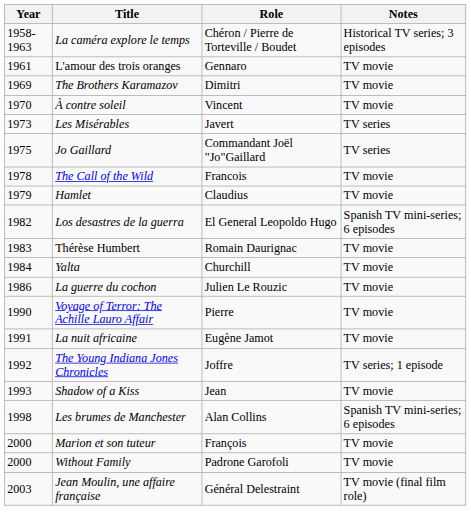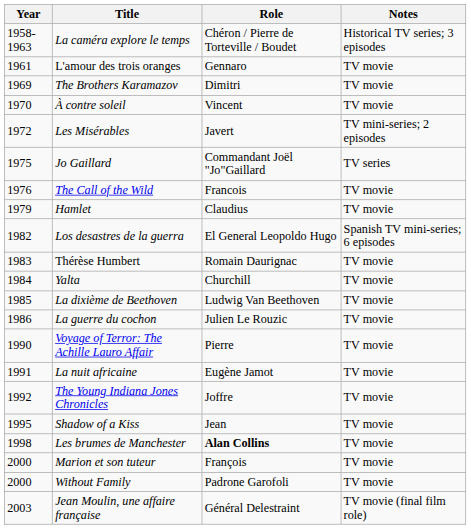(19, 124) 1973 -> (19, 131) 1972
(367, 124) TV series -> (386, 131) TV mini-series; 2 episodes
(19, 176) 1978 -> (19, 190) 1976
+ row: (116, 300)
(393, 364) TV series; 1 episode -> (368, 397) TV movie
(19, 391) 1993 -> (19, 424) 1995
(236, 417) normal -> (237, 443) bold
(403, 417) Spanish TV mini-series; 6 episodes -> (368, 443) TV movie
